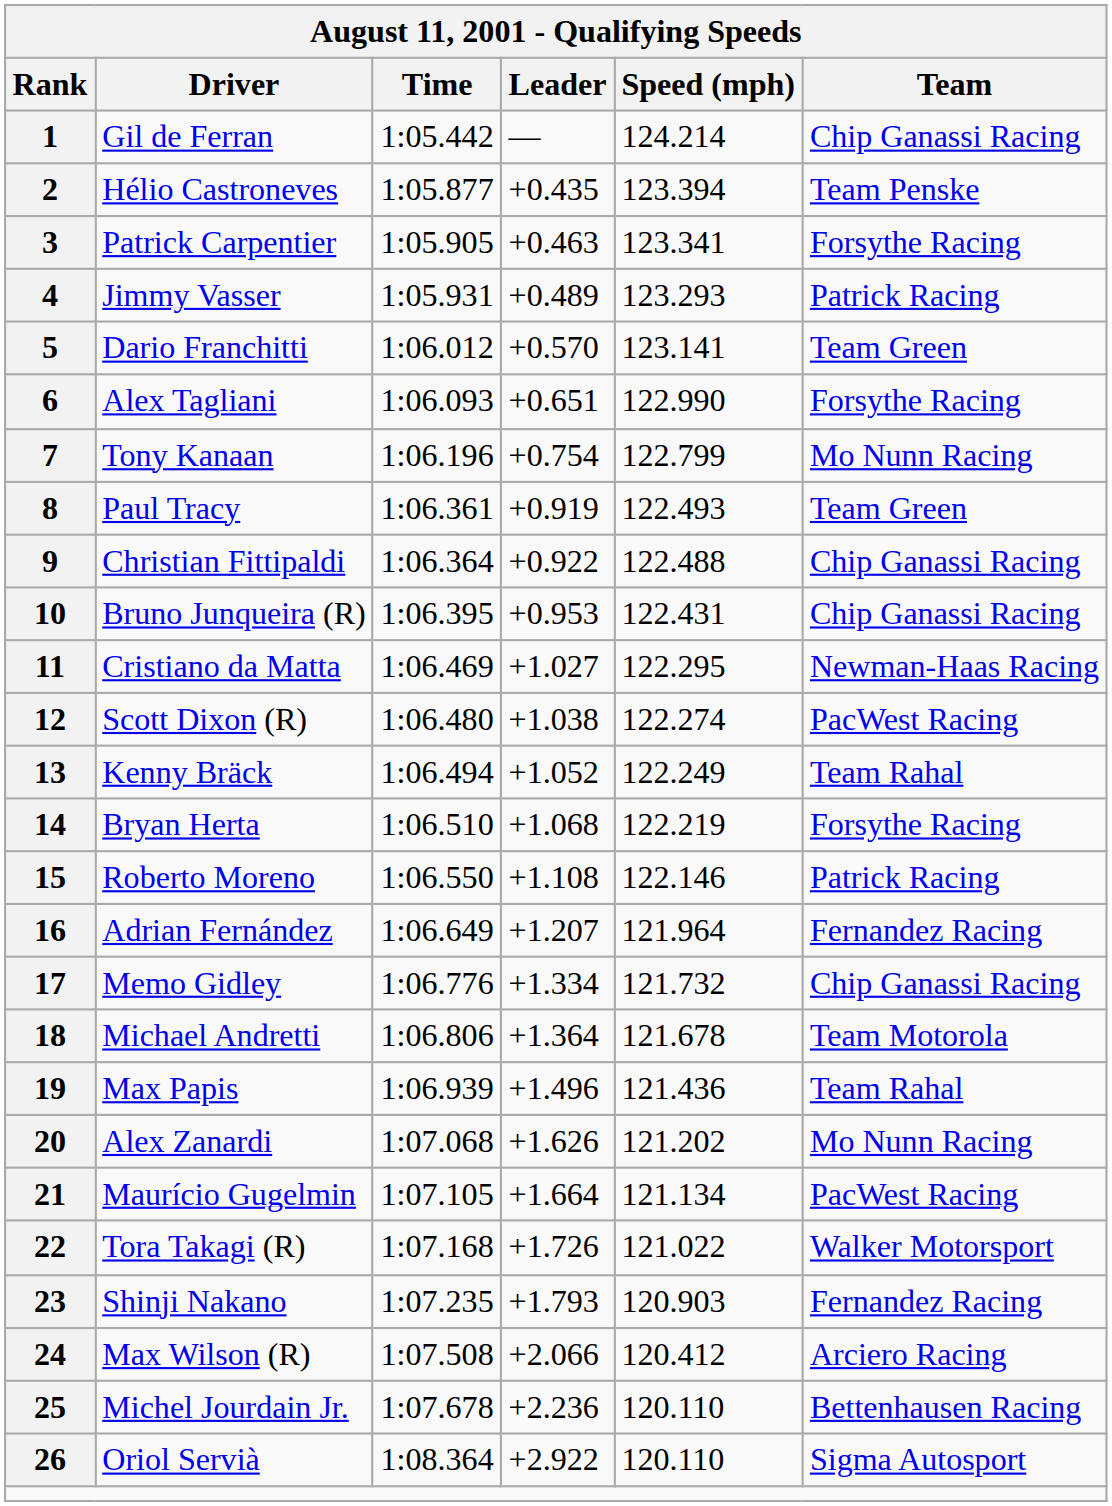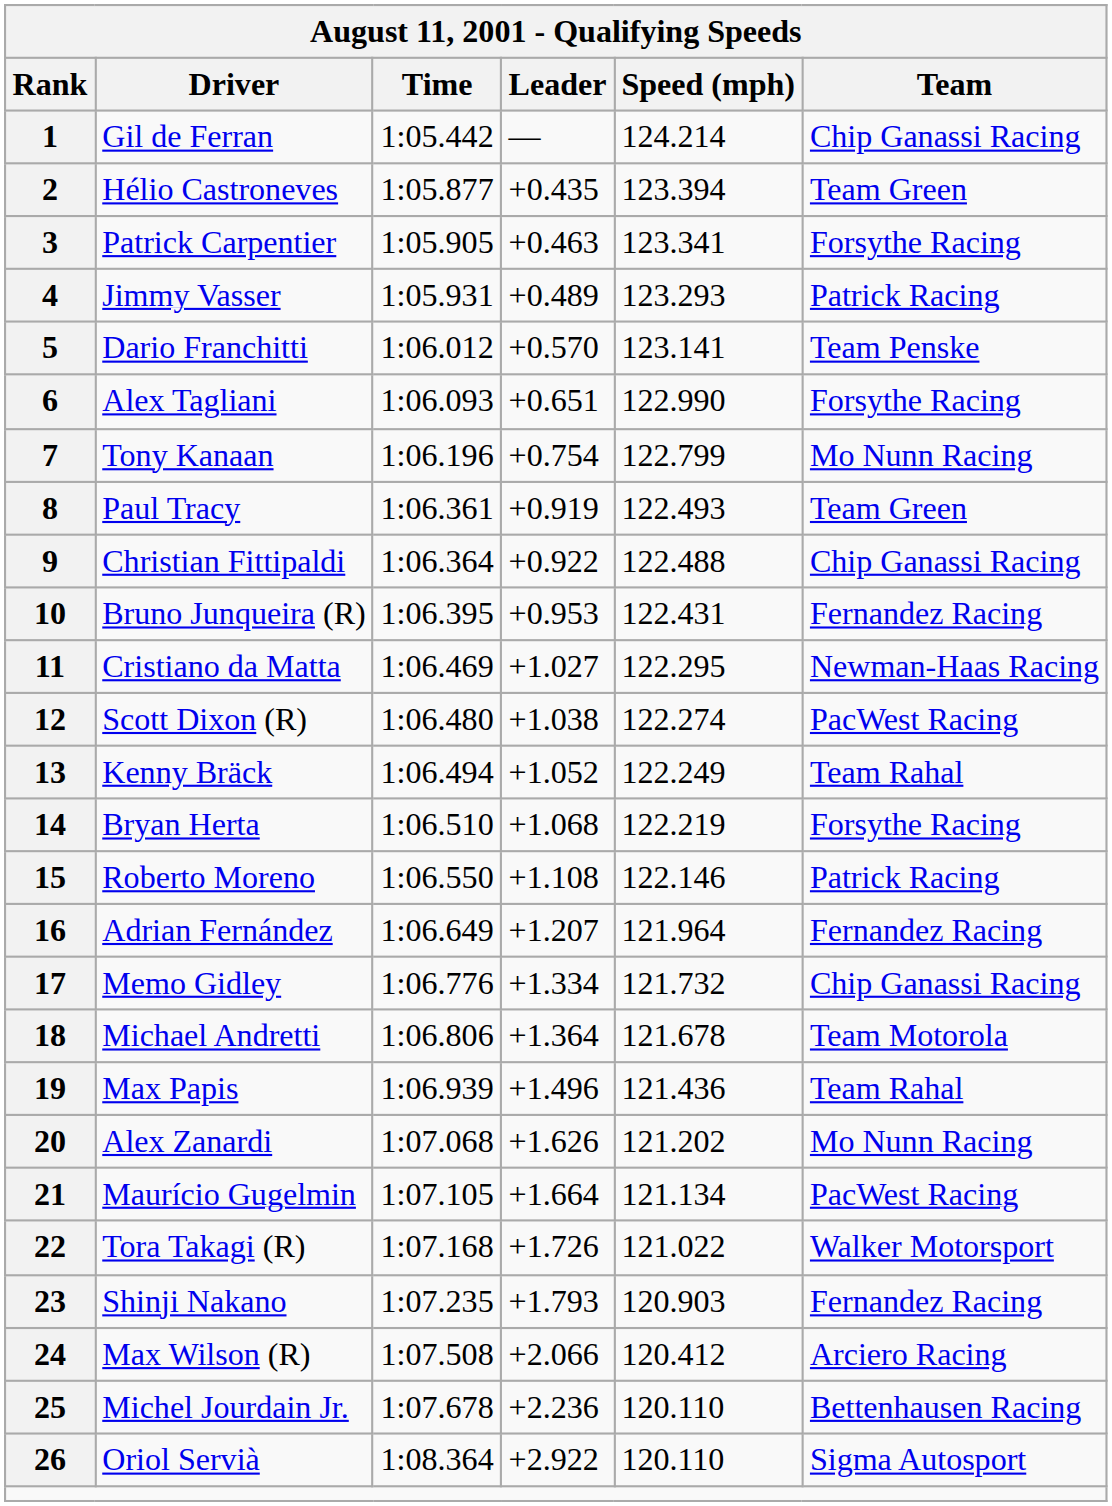(895, 189) Team Penske -> (888, 189) Team Green
(888, 348) Team Green -> (895, 348) Team Penske
(945, 612) Chip Ganassi Racing -> (926, 612) Fernandez Racing
